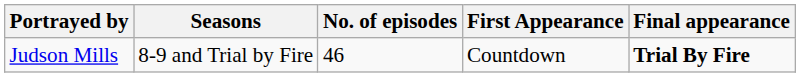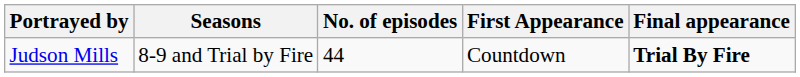(333, 54) 46 -> (333, 54) 44
